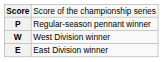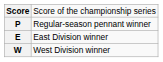rows swapped: (18, 50) <-> (18, 37)
